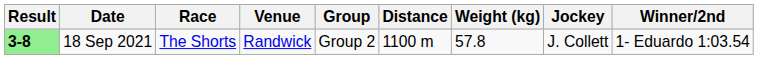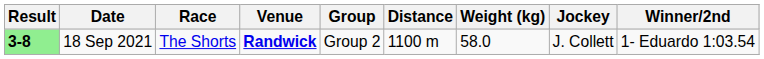(277, 41) normal -> (280, 41) bold
(470, 41) 57.8 -> (476, 41) 58.0
